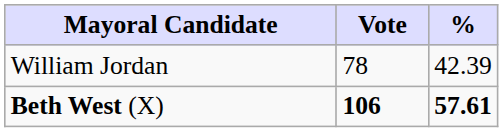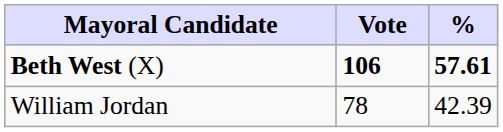rows swapped: (87, 106) <-> (89, 65)
